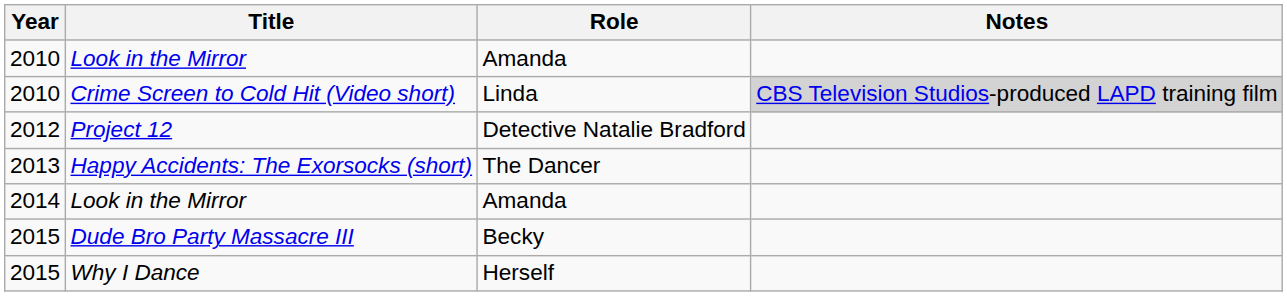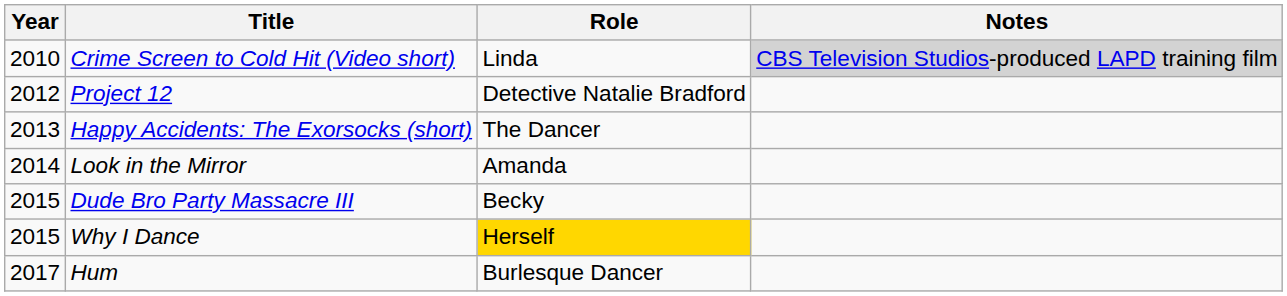- row: (35, 58)
(518, 272) no background -> (518, 237) gold background
+ row: (35, 272)
